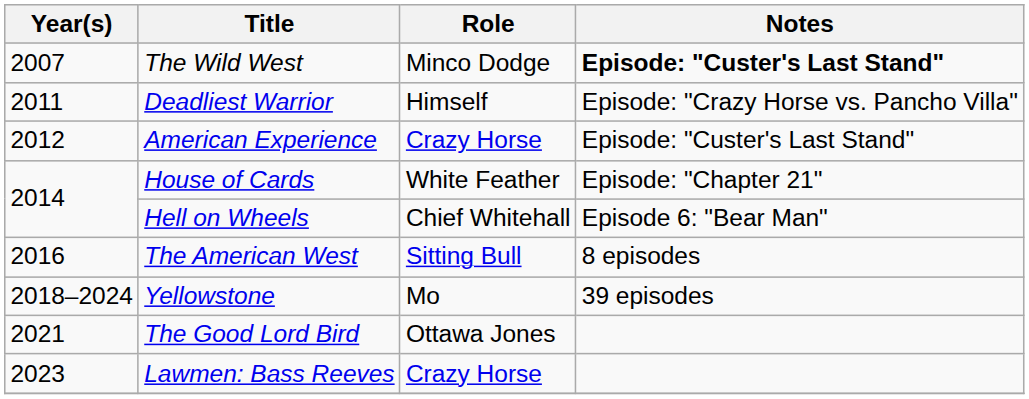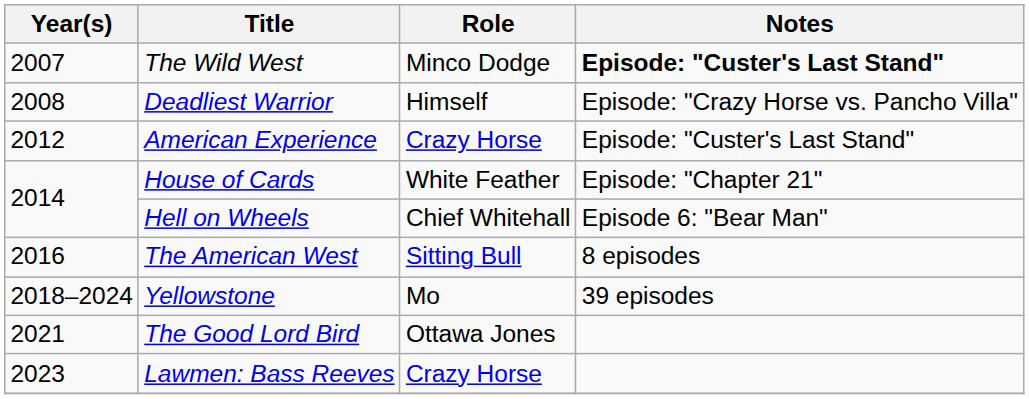(37, 101) 2011 -> (38, 101) 2008
